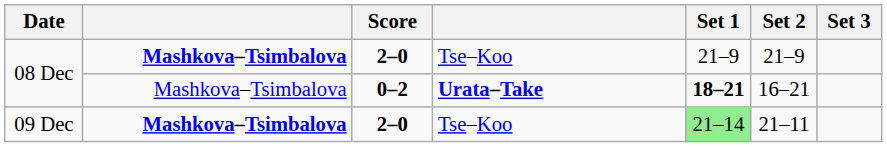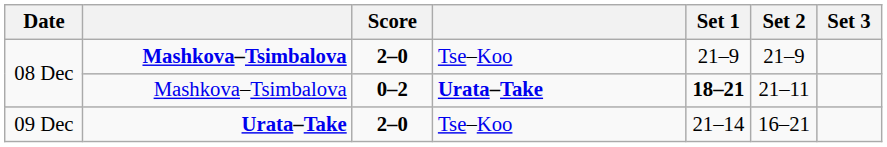(784, 90) 16–21 -> (784, 90) 21–11
(245, 124) Mashkova–Tsimbalova -> (294, 124) Urata–Take
(718, 124) lightgreen background -> (718, 124) no background
(784, 124) 21–11 -> (784, 124) 16–21
